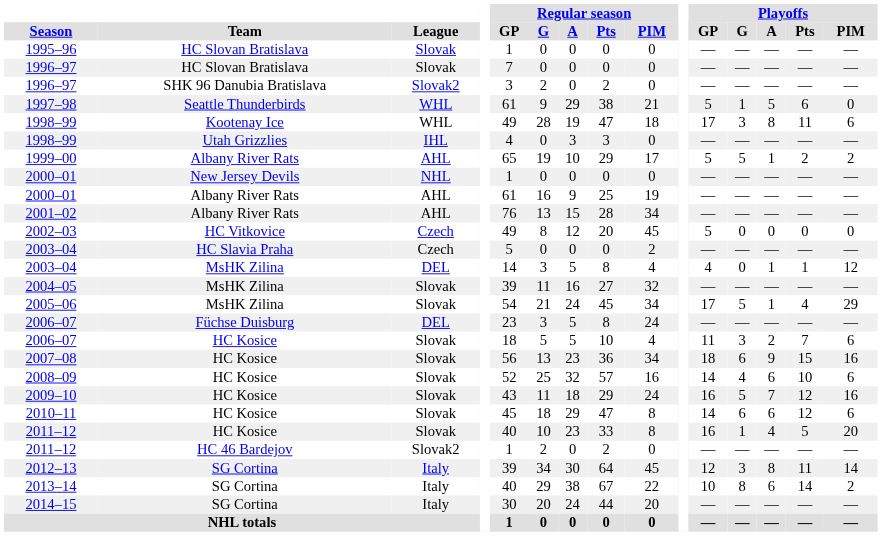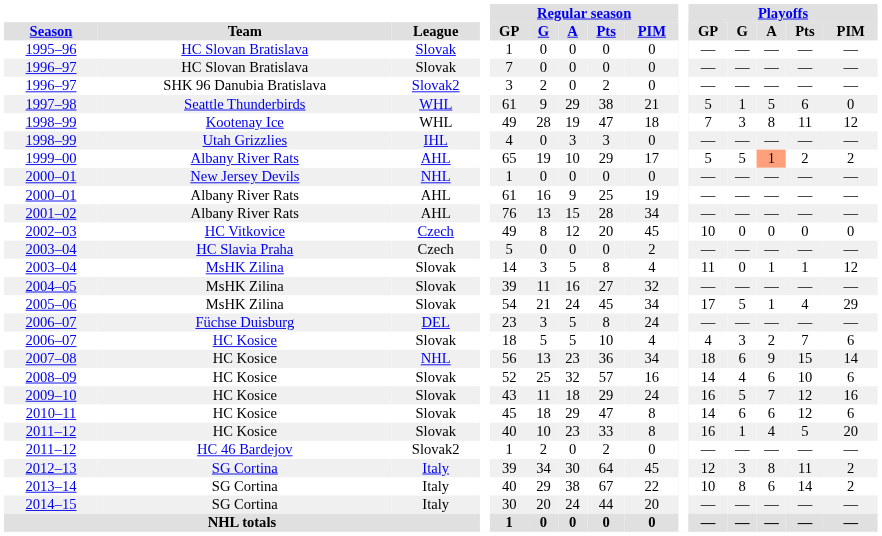(708, 122) 17 -> (708, 122) 7
(851, 122) 6 -> (851, 122) 12
(771, 158) no background -> (771, 158) lightsalmon background
(708, 231) 5 -> (708, 231) 10
(436, 267) DEL -> (436, 267) Slovak
(708, 267) 4 -> (708, 267) 11
(708, 340) 11 -> (708, 340) 4
(436, 358) Slovak -> (436, 358) NHL
(851, 358) 16 -> (851, 358) 14
(851, 468) 14 -> (851, 468) 2
